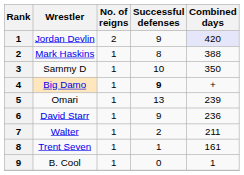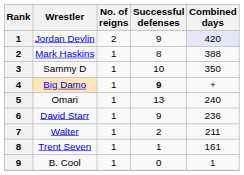(213, 100) 239 -> (213, 100) 240
